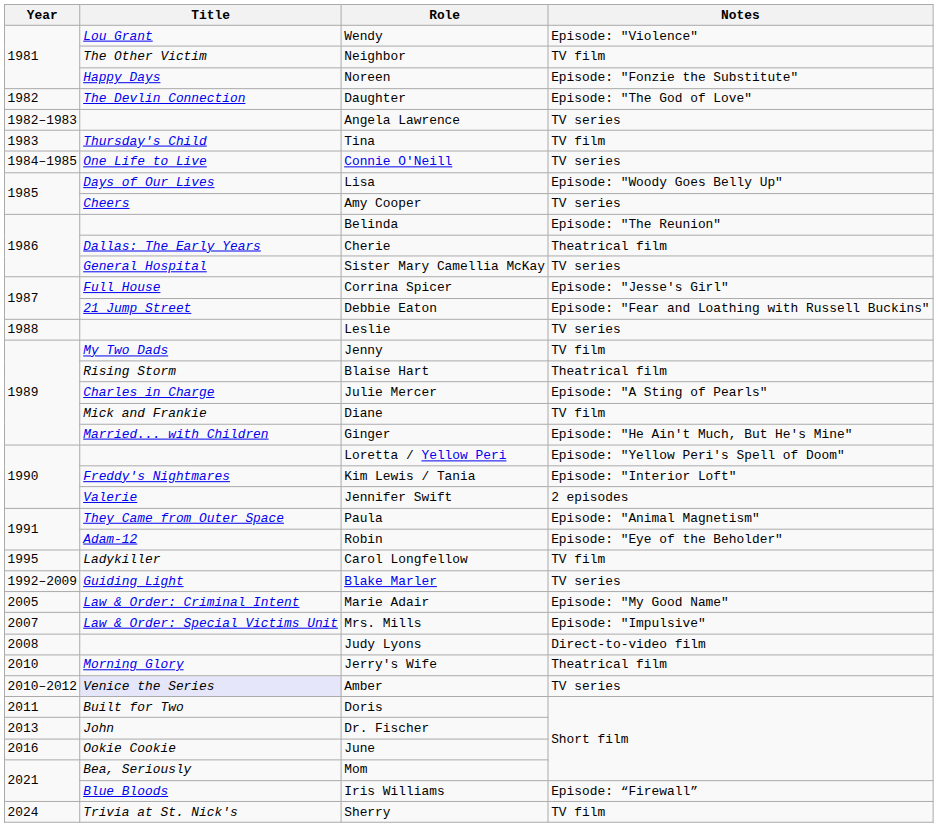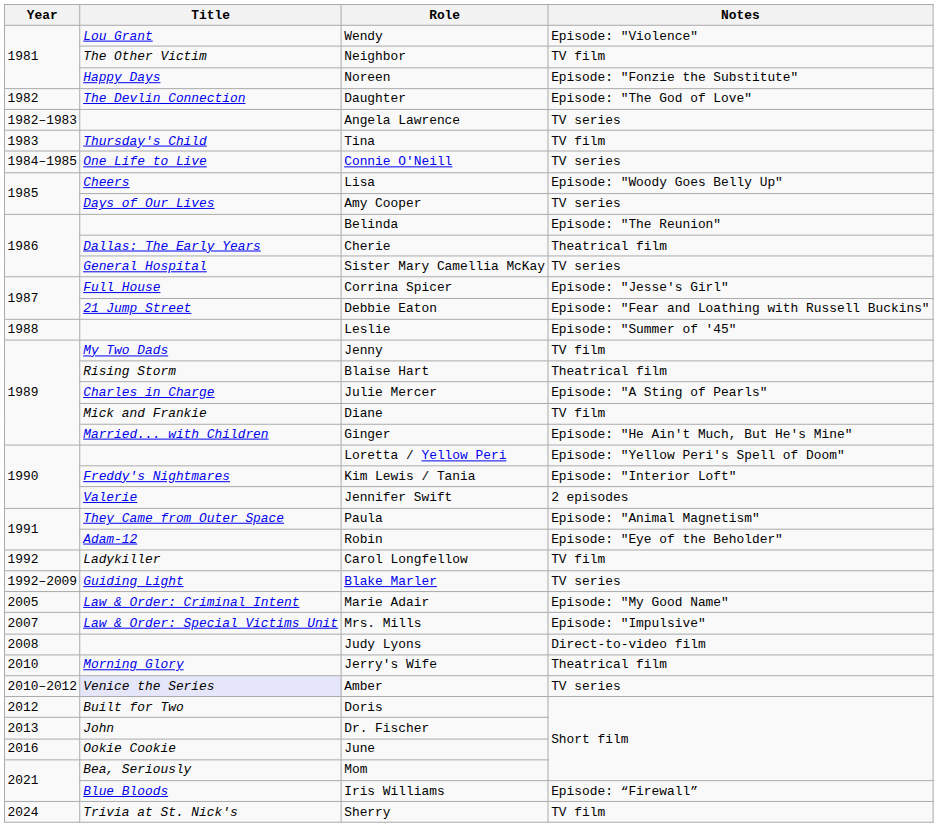(149, 183) Days of Our Lives -> (106, 183) Cheers
(106, 204) Cheers -> (149, 204) Days of Our Lives
(586, 330) TV series -> (644, 330) Episode: "Summer of '45"
(23, 560) 1995 -> (23, 560) 1992
(23, 707) 2011 -> (23, 707) 2012
